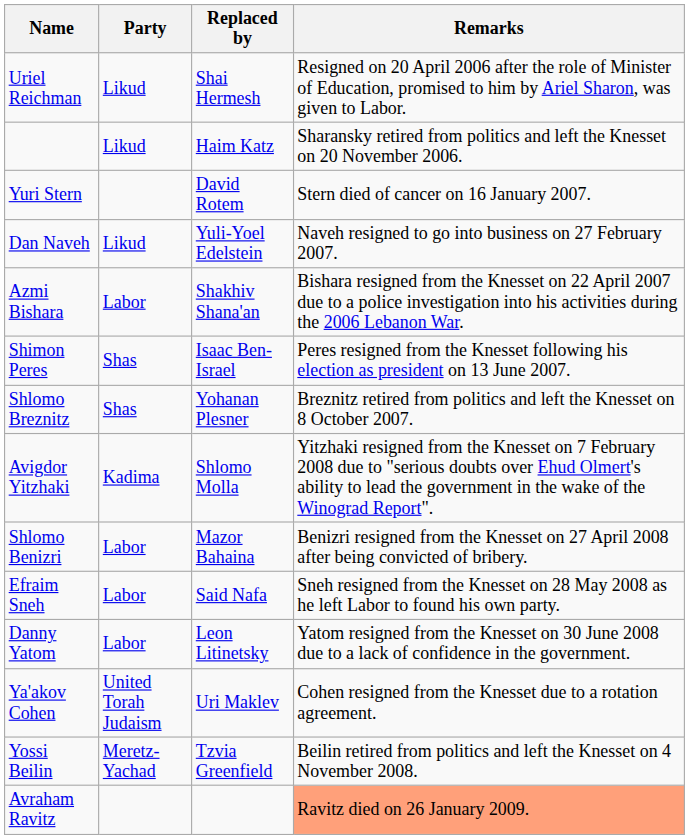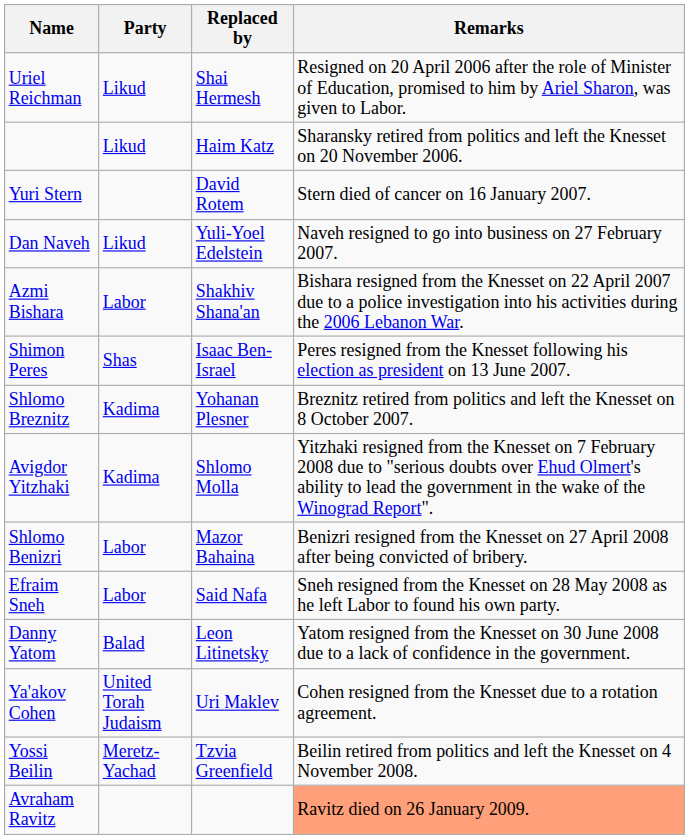(120, 409) Shas -> (131, 409) Kadima
(124, 643) Labor -> (124, 643) Balad
